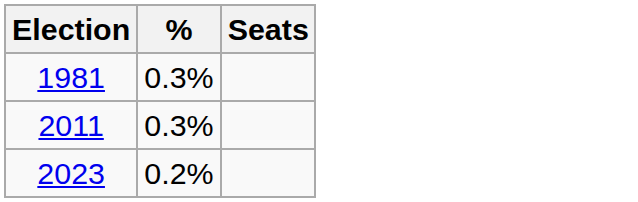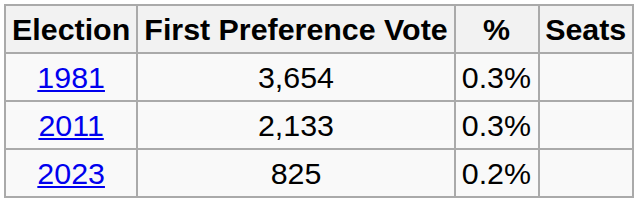+ column: (296, 29)
